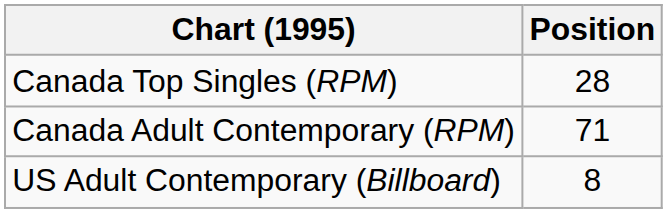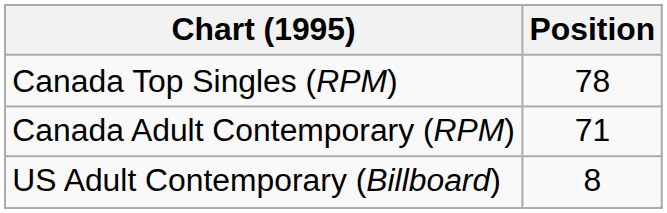(592, 80) 28 -> (592, 80) 78
